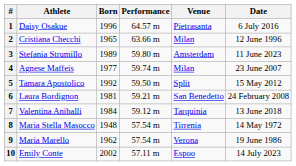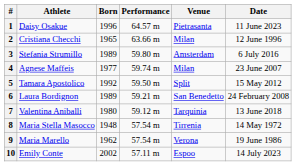(258, 26) 6 July 2016 -> (258, 26) 11 June 2023
(258, 54) 11 June 2023 -> (258, 54) 6 July 2016
(108, 97) 1981 -> (108, 97) 1989
(108, 111) 1984 -> (108, 111) 1980
